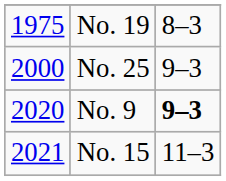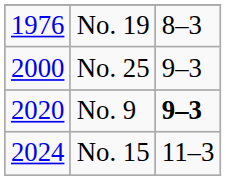(38, 25) 1975 -> (38, 25) 1976
(38, 152) 2021 -> (38, 152) 2024
